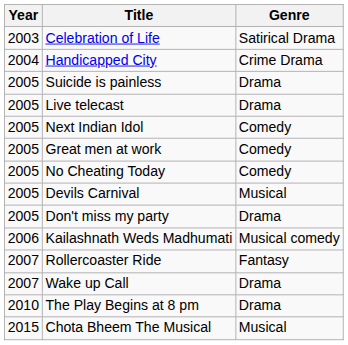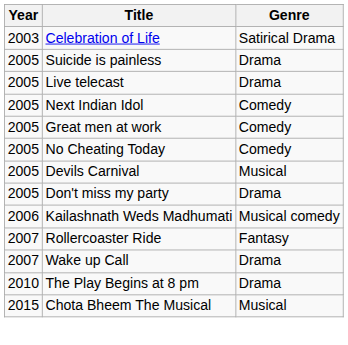- row: (101, 60)
